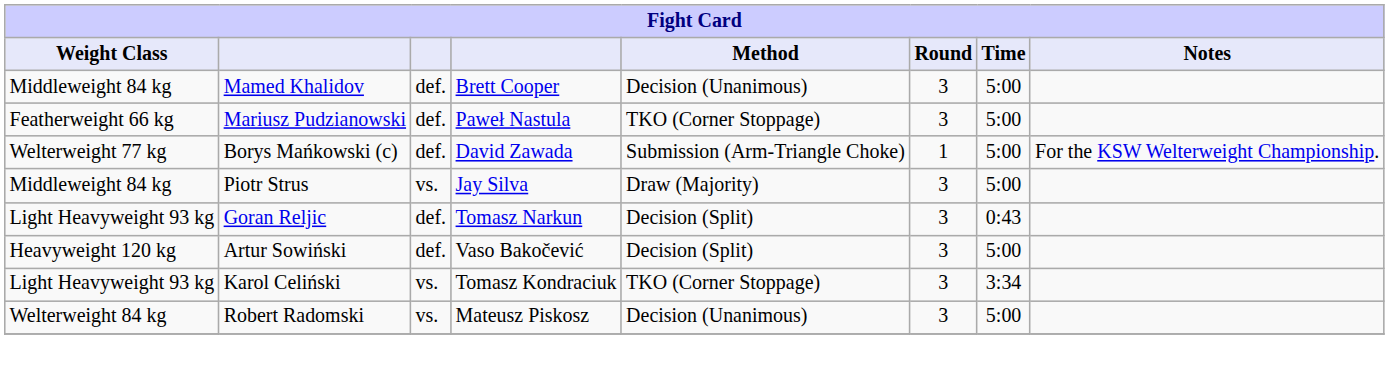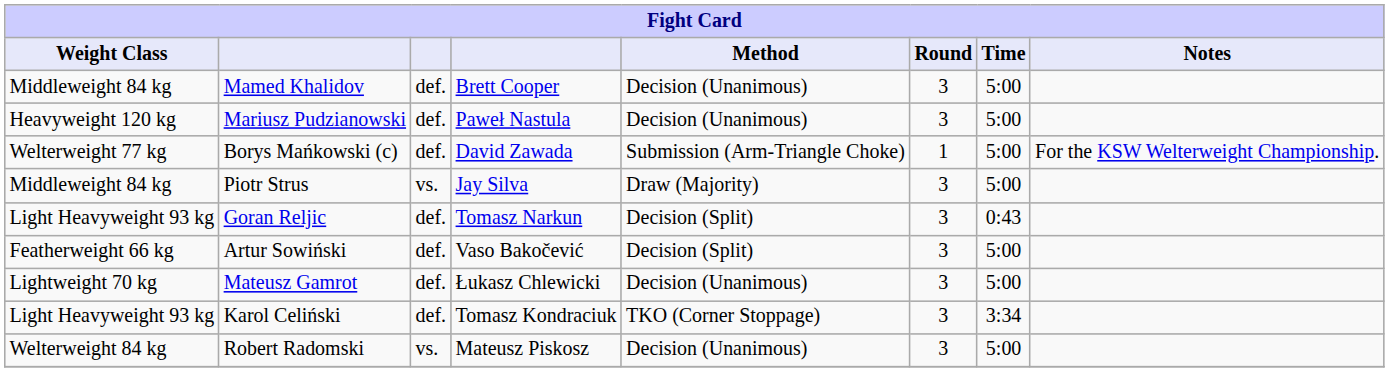(92, 119) Featherweight 66 kg -> (93, 119) Heavyweight 120 kg
(723, 119) TKO (Corner Stoppage) -> (717, 119) Decision (Unanimous)
(93, 251) Heavyweight 120 kg -> (92, 251) Featherweight 66 kg
+ row: (290, 283)
(427, 283) vs. -> (431, 316) def.
